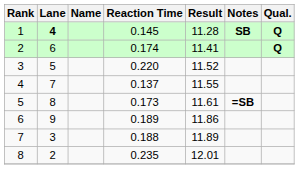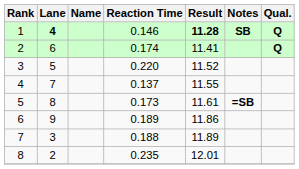(145, 31) 0.145 -> (145, 31) 0.146
(205, 31) normal -> (205, 31) bold
